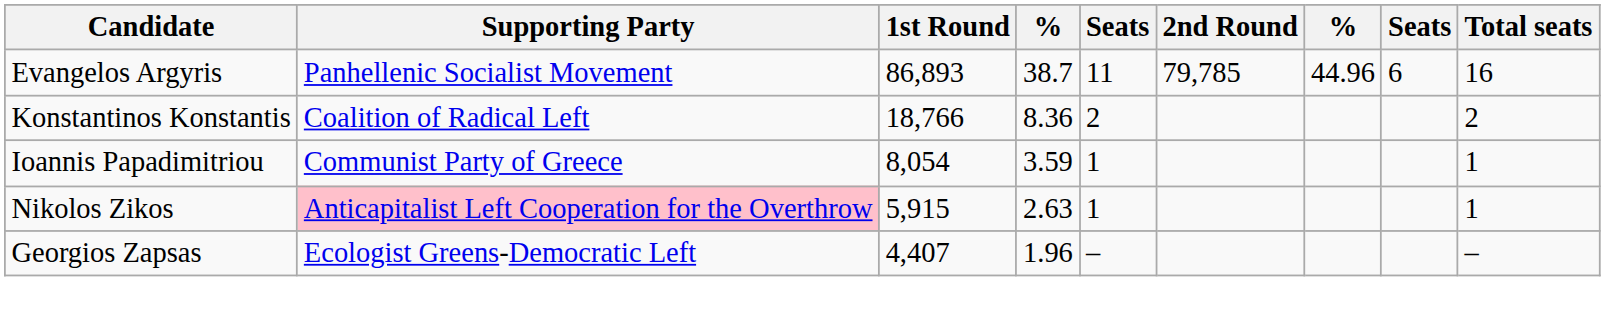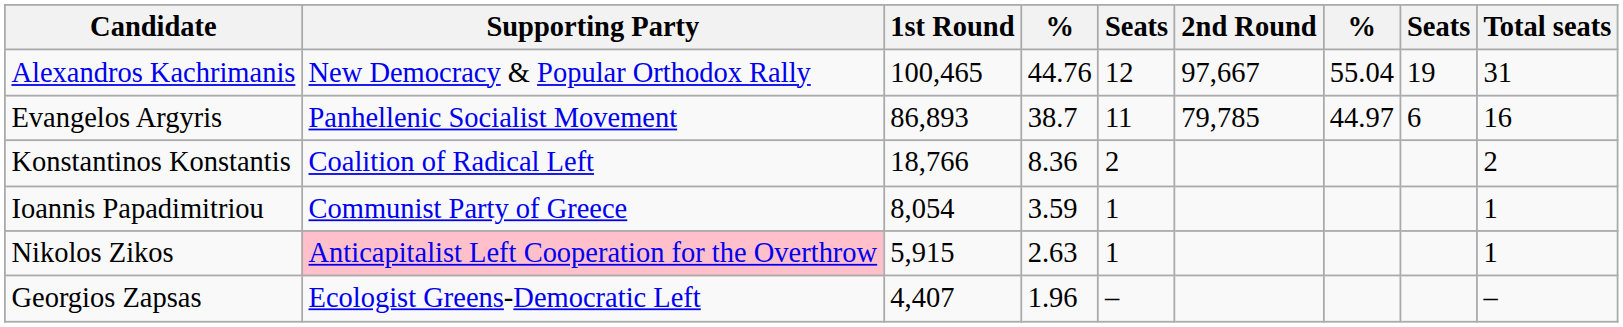+ row: (153, 72)
(1343, 72) 44.96 -> (1362, 117) 44.97
